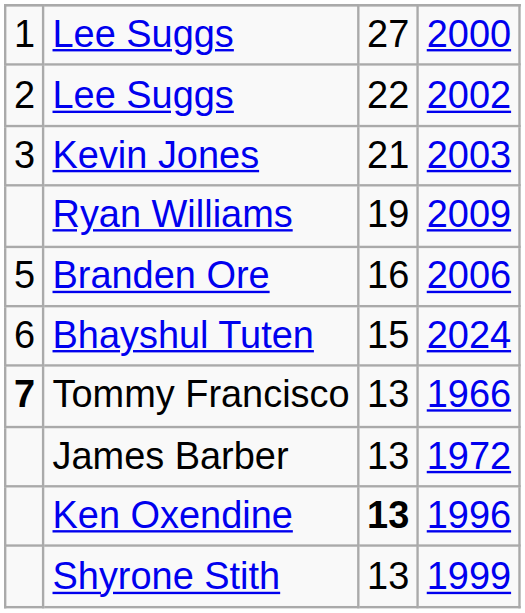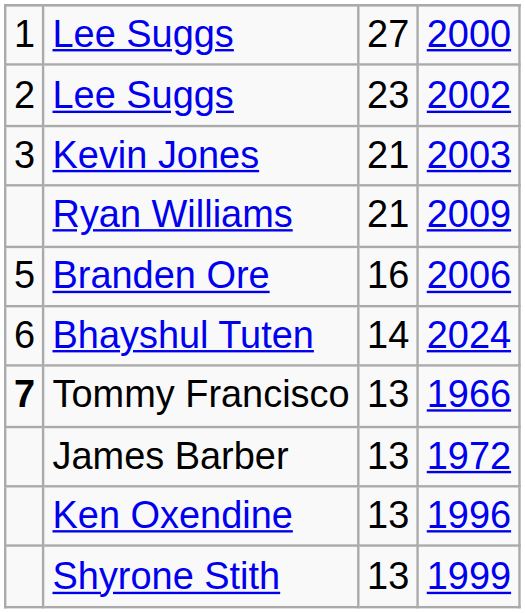(388, 94) 22 -> (388, 94) 23
(388, 214) 19 -> (388, 214) 21
(388, 335) 15 -> (388, 335) 14
(388, 515) bold -> (388, 515) normal
